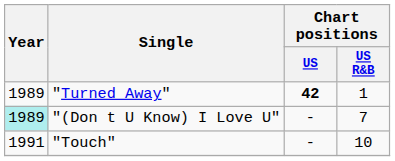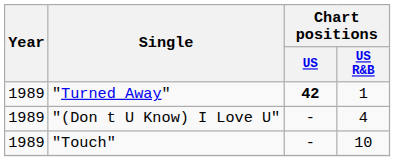(26, 118) paleturquoise background -> (26, 118) no background
(363, 118) 7 -> (363, 118) 4
(26, 143) 1991 -> (26, 143) 1989
